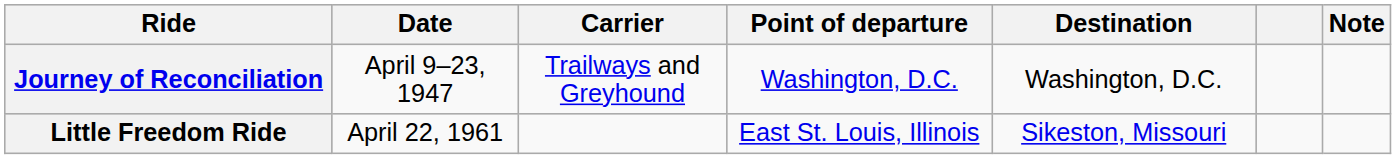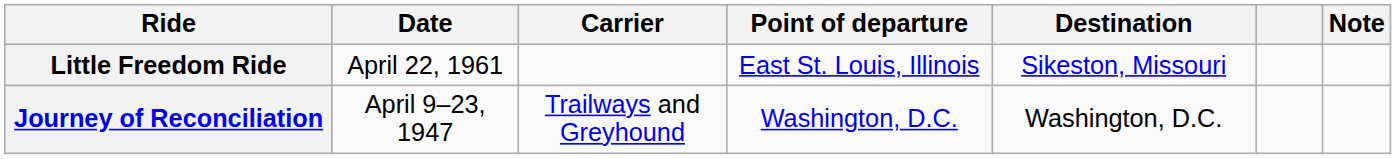rows swapped: (169, 78) <-> (169, 133)
